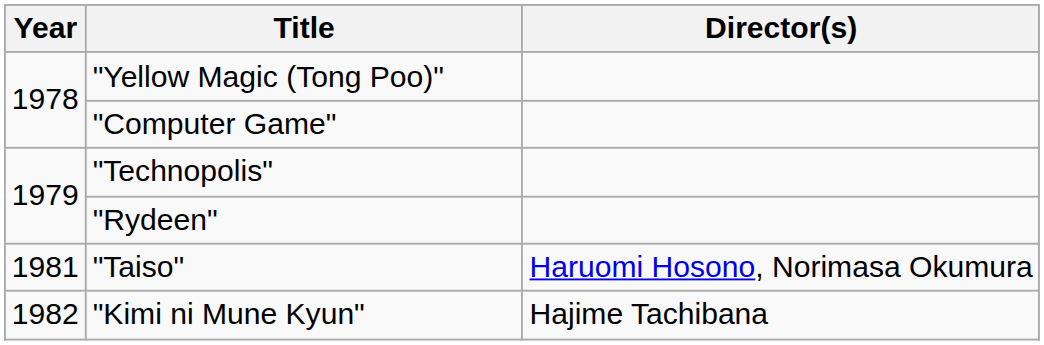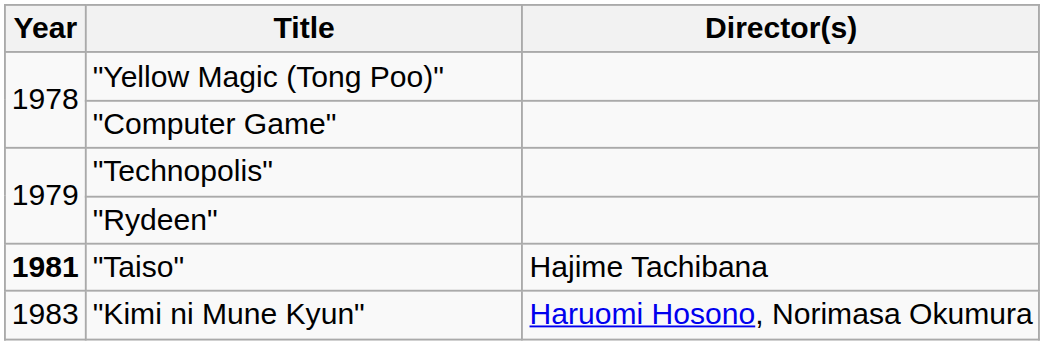(45, 266) normal -> (45, 266) bold
(781, 266) Haruomi Hosono, Norimasa Okumura -> (649, 266) Hajime Tachibana
(45, 314) 1982 -> (45, 314) 1983
(649, 314) Hajime Tachibana -> (781, 314) Haruomi Hosono, Norimasa Okumura
